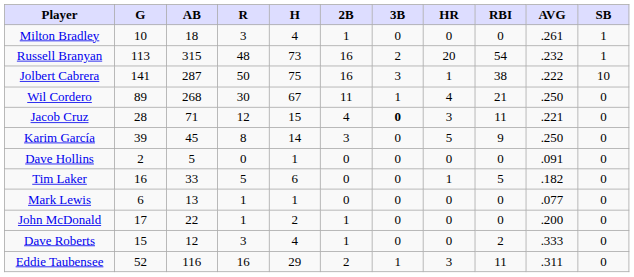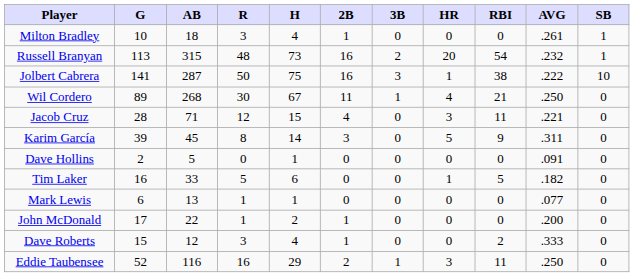(398, 117) bold -> (398, 117) normal
(552, 138) .250 -> (552, 138) .311
(552, 261) .311 -> (552, 261) .250
